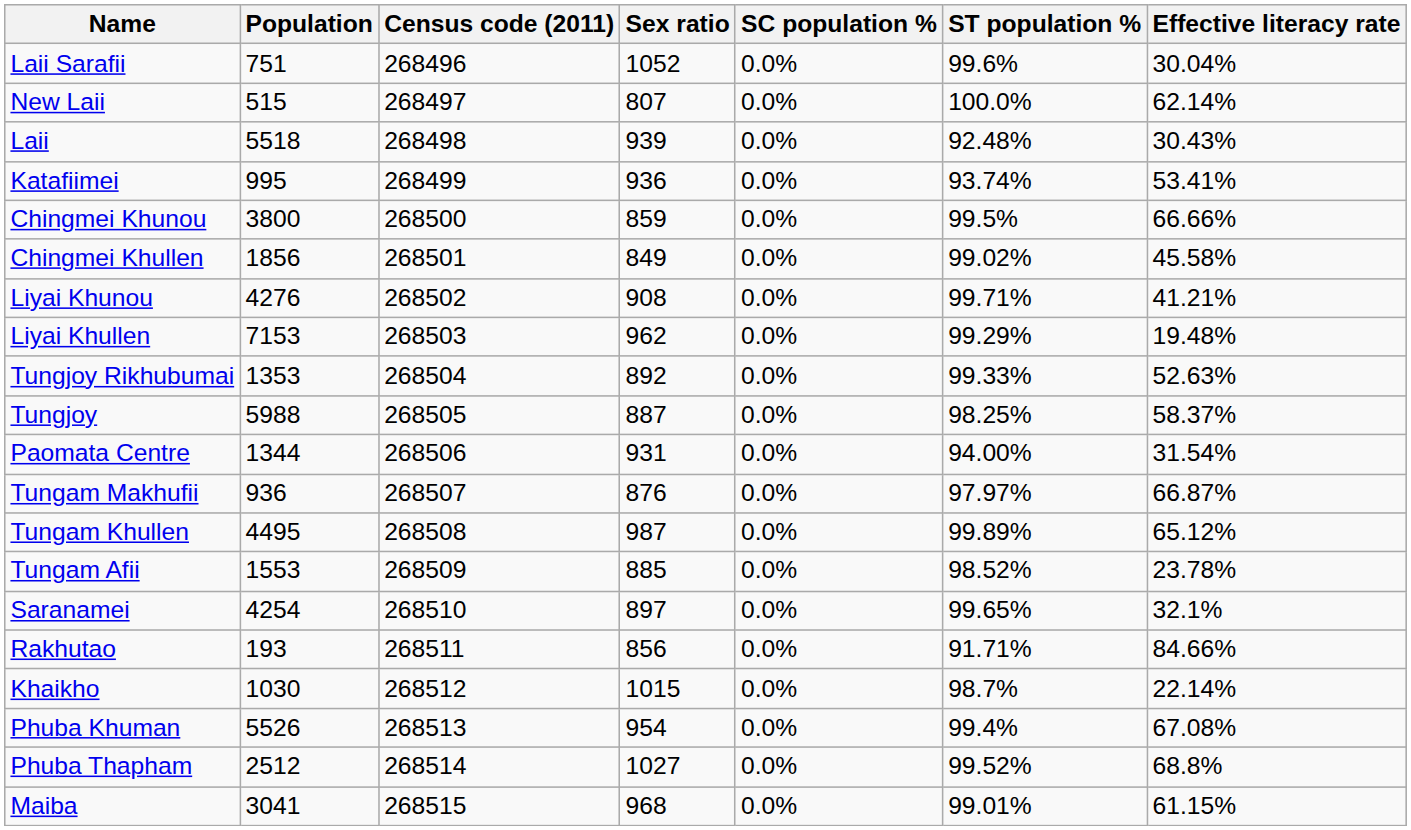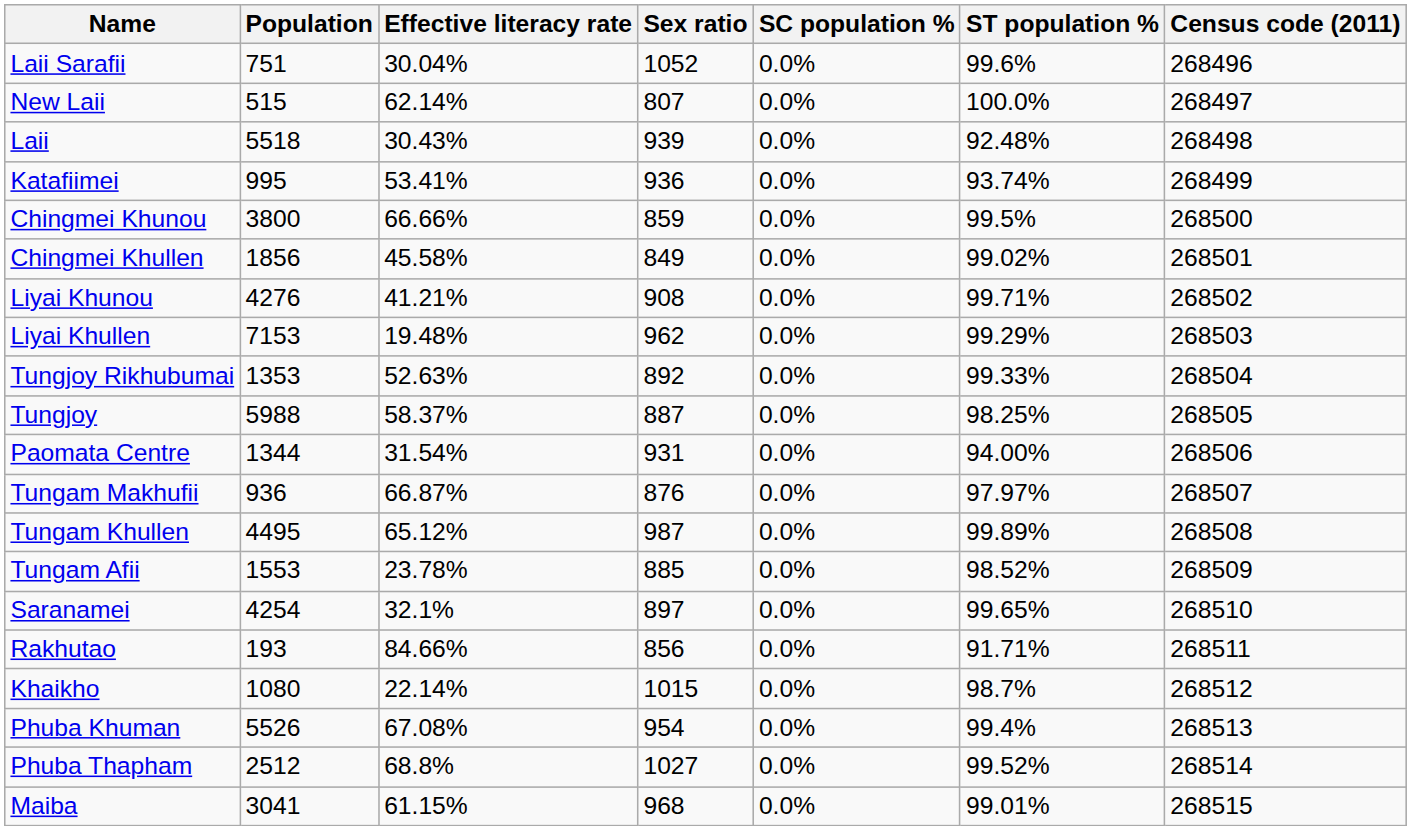columns swapped: (1276, 24) <-> (499, 24)
(273, 688) 1030 -> (273, 688) 1080
